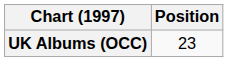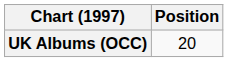(187, 43) 23 -> (187, 43) 20
